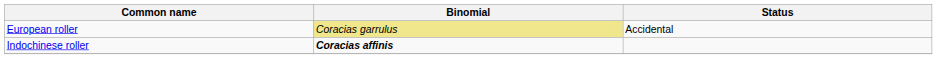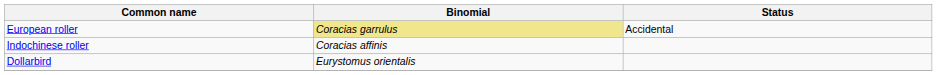(355, 45) bold -> (352, 45) normal
+ row: (29, 62)
